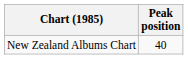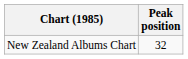(161, 44) 40 -> (161, 44) 32
